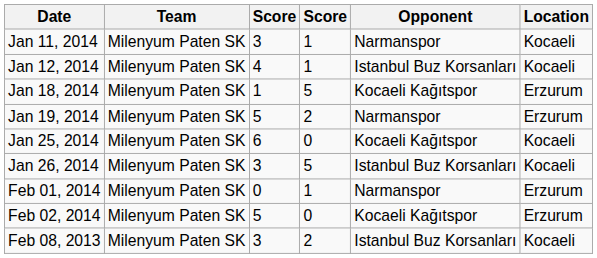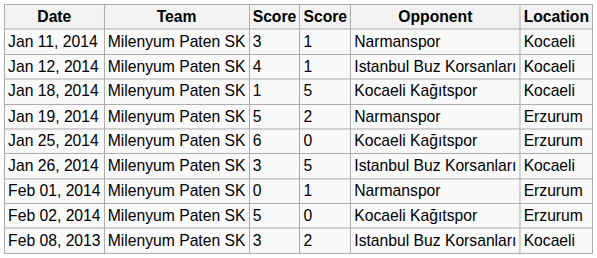(553, 91) Erzurum -> (549, 91) Kocaeli
(549, 141) Kocaeli -> (553, 141) Erzurum
